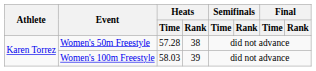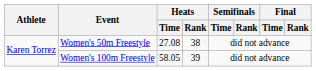(170, 43) 57.28 -> (170, 43) 27.08
(170, 58) 58.03 -> (170, 58) 58.05
